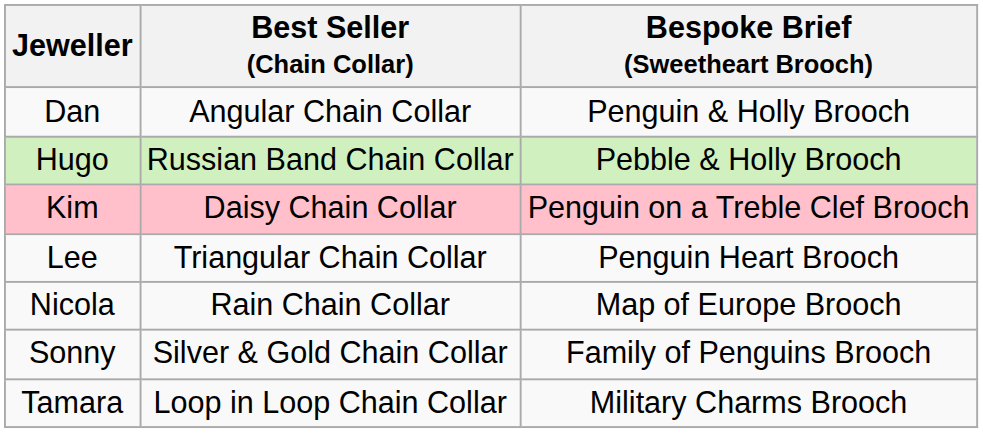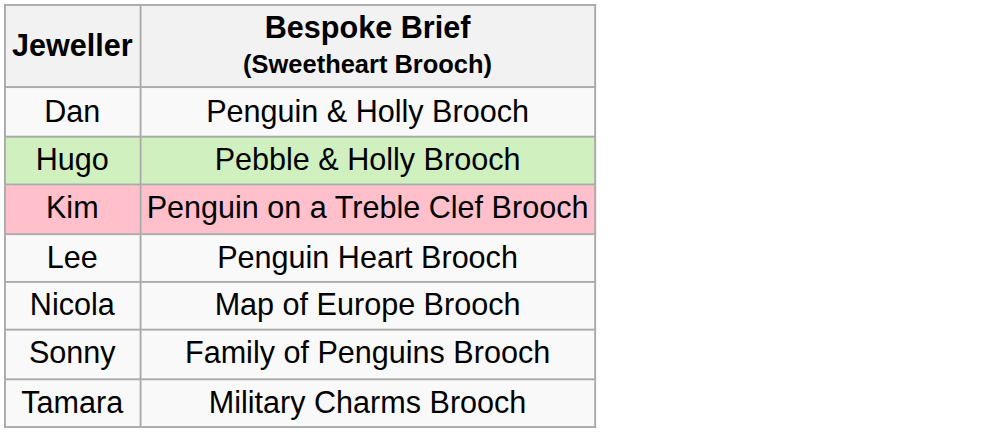- column: (330, 45)
